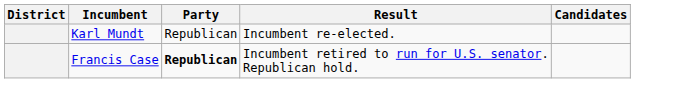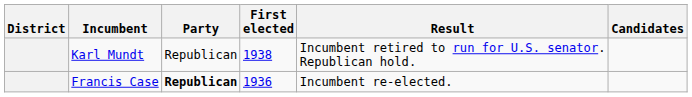+ column: (268, 21)
(319, 34) Incumbent re-elected. -> (453, 55) Incumbent retired to run for U.S. senator. Republican hold.
(396, 61) Incumbent retired to run for U.S. senator. Republican hold. -> (376, 82) Incumbent re-elected.
